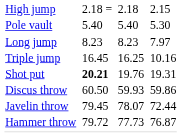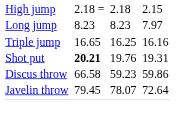- row: (29, 25)
(95, 58) 16.45 -> (87, 42) 16.65
(163, 58) 10.16 -> (155, 42) 16.16
(95, 90) 60.50 -> (87, 74) 66.58
(131, 90) 59.93 -> (123, 74) 59.23
(163, 106) 72.44 -> (155, 90) 72.64
- row: (41, 122)
